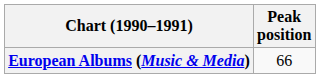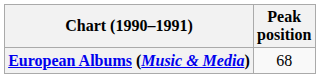(284, 60) 66 -> (284, 60) 68
